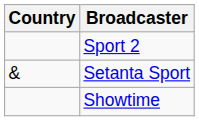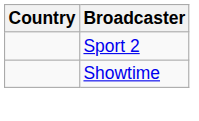- row: (137, 73)
